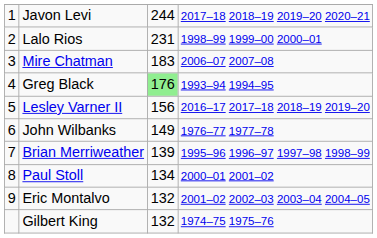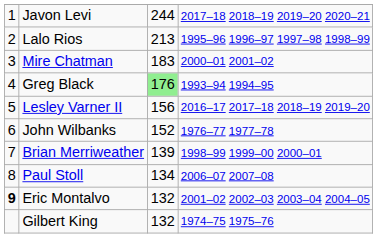(163, 38) 231 -> (163, 38) 213
(251, 39) 1998–99 1999–00 2000–01 -> (275, 39) 1995–96 1996–97 1997–98 1998–99
(227, 62) 2006–07 2007–08 -> (227, 62) 2000–01 2001–02
(163, 130) 149 -> (163, 130) 152
(275, 153) 1995–96 1996–97 1997–98 1998–99 -> (251, 153) 1998–99 1999–00 2000–01
(227, 176) 2000–01 2001–02 -> (227, 176) 2006–07 2007–08
(12, 198) normal -> (12, 198) bold
